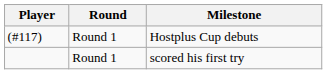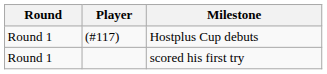columns swapped: (108, 15) <-> (37, 15)
